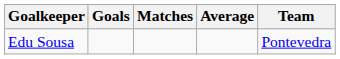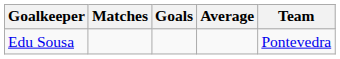columns swapped: (111, 16) <-> (165, 16)
